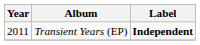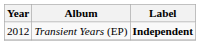(18, 31) 2011 -> (18, 31) 2012
